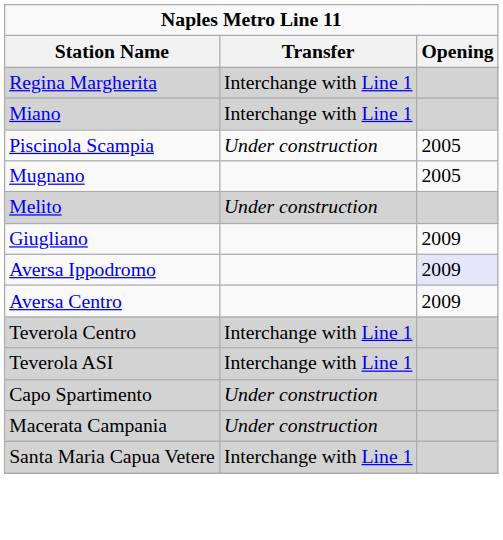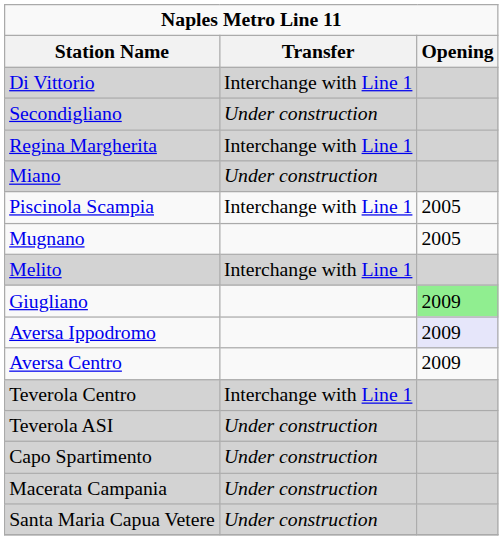+ row: (52, 82)
+ row: (65, 113)
(318, 113) Interchange with Line 1 -> (301, 176) Under construction
(301, 144) Under construction -> (318, 207) Interchange with Line 1
(301, 207) Under construction -> (318, 269) Interchange with Line 1
(441, 238) no background -> (441, 301) lightgreen background
(318, 363) Interchange with Line 1 -> (301, 425) Under construction
(318, 457) Interchange with Line 1 -> (301, 519) Under construction
